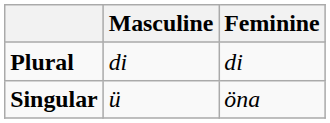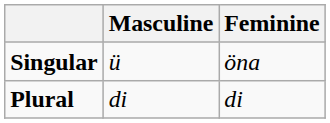rows swapped: (54, 99) <-> (42, 61)
